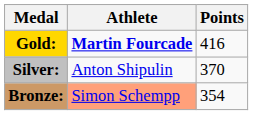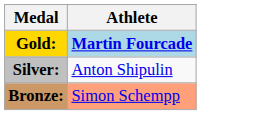- column: (222, 17)
(132, 43) no background -> (132, 43) lightblue background
